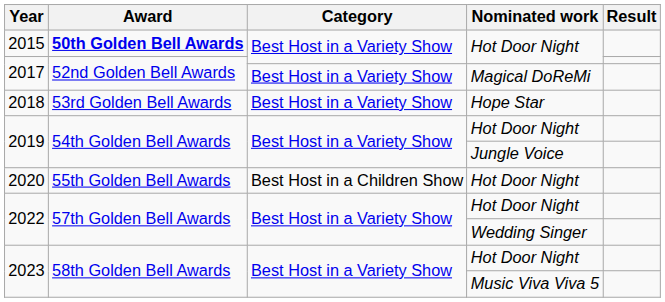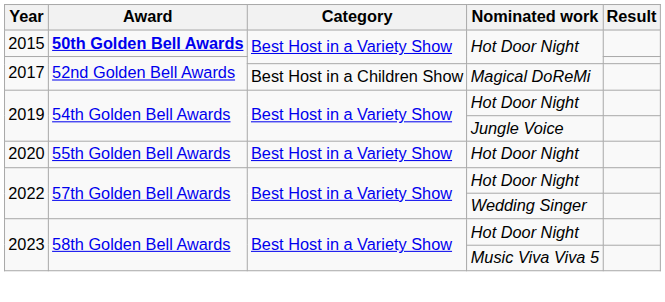(352, 76) Best Host in a Variety Show -> (357, 76) Best Host in a Children Show
- row: (26, 102)
(357, 180) Best Host in a Children Show -> (352, 154) Best Host in a Variety Show
